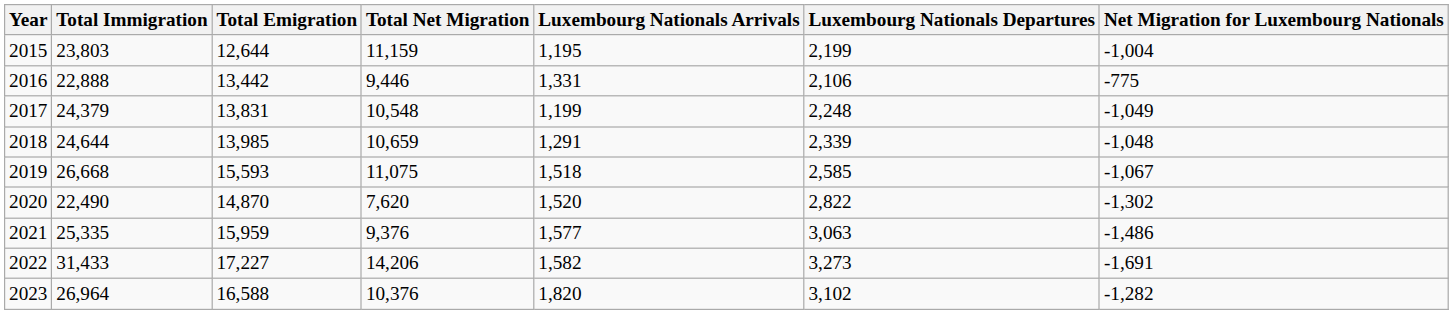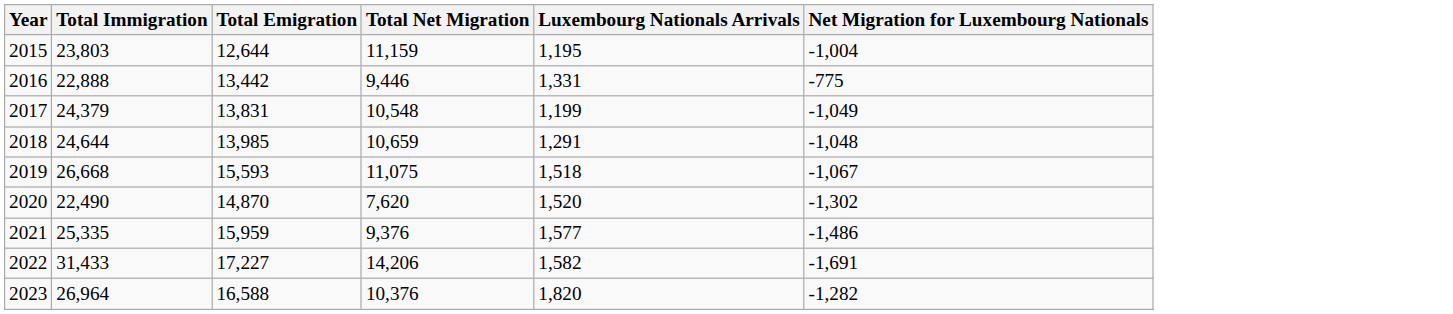- column: (952, 19)
